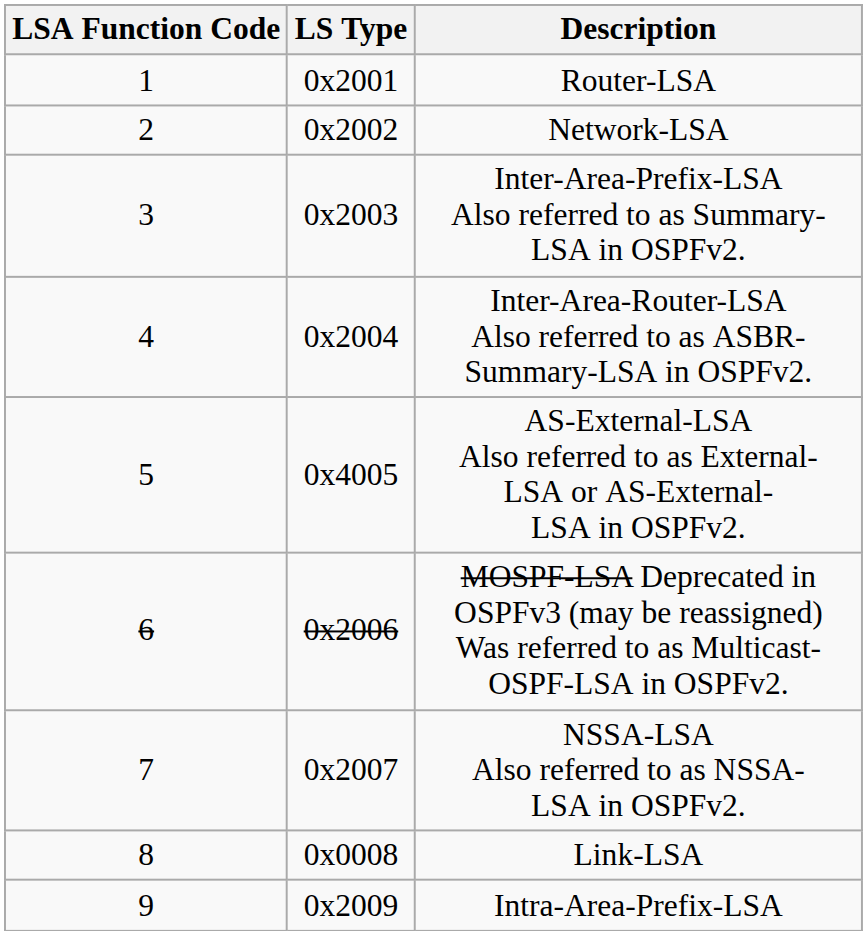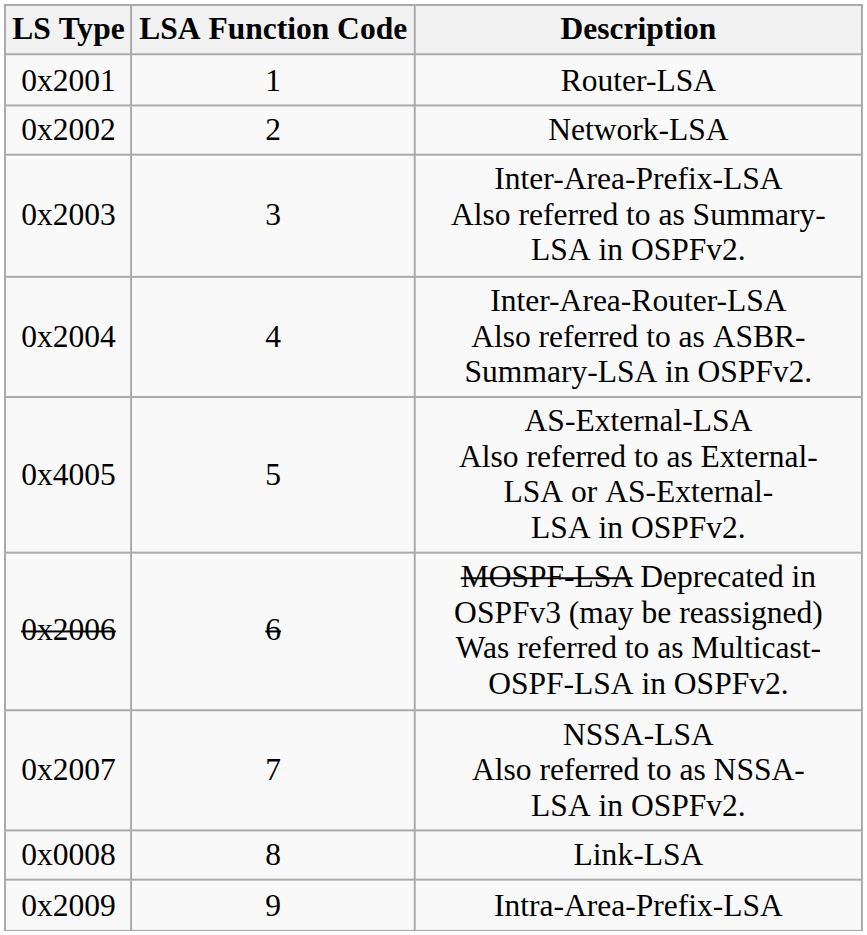columns swapped: (146, 29) <-> (351, 29)
